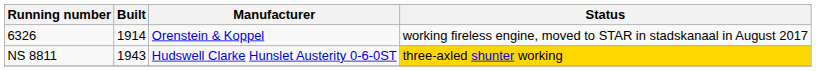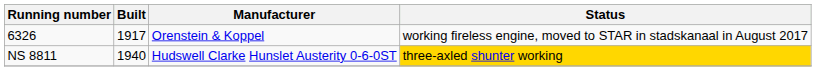(131, 35) 1914 -> (131, 35) 1917
(131, 55) 1943 -> (131, 55) 1940
